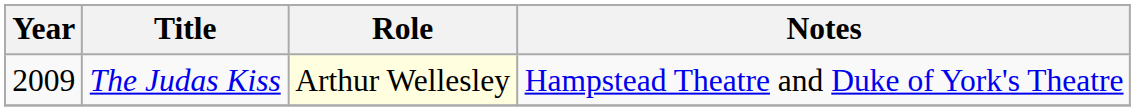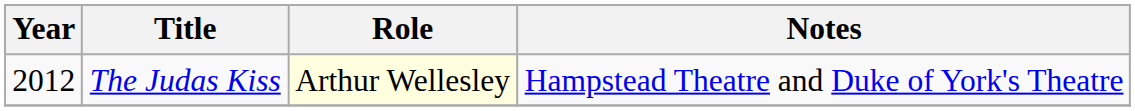(44, 79) 2009 -> (44, 79) 2012
